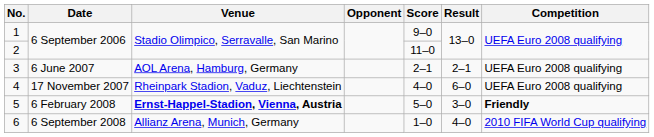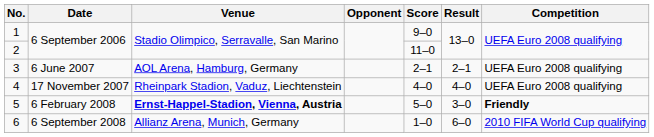(462, 86) 6–0 -> (462, 86) 4–0
(462, 123) 4–0 -> (462, 123) 6–0
